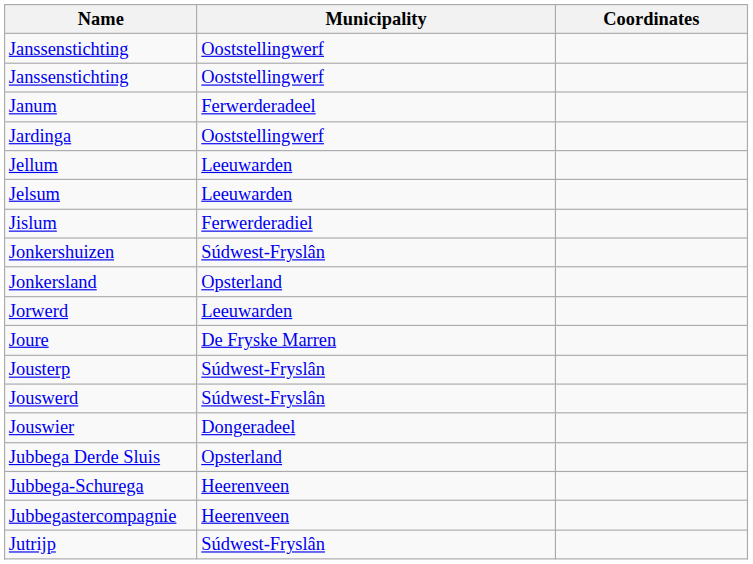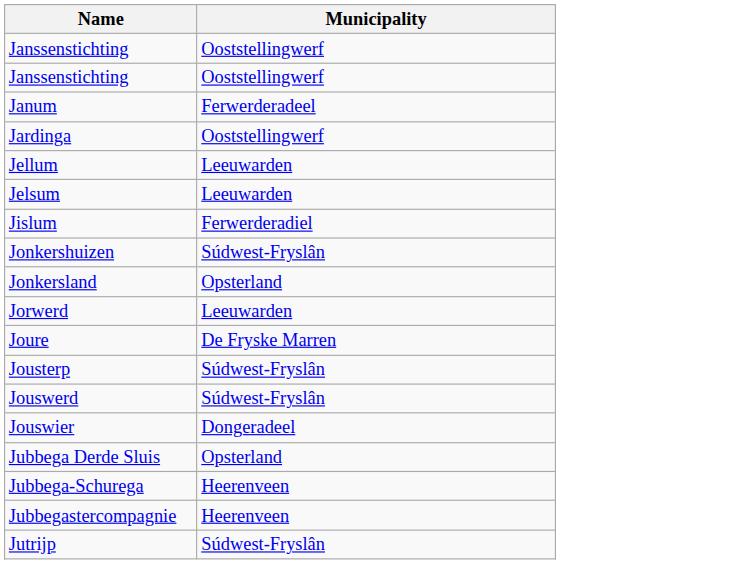- column: (651, 19)
